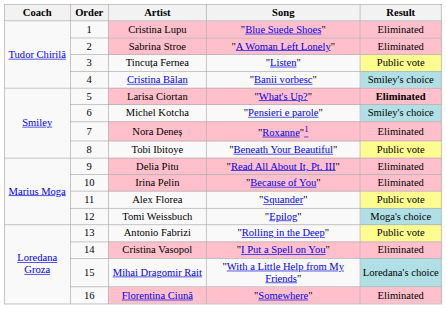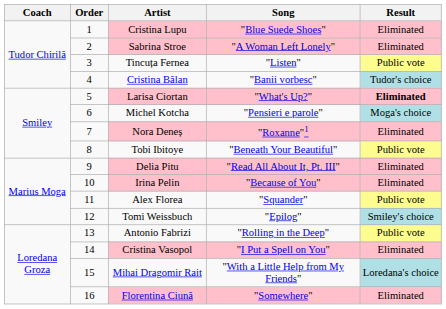(401, 79) Smiley's choice -> (401, 79) Tudor's choice
(401, 113) Smiley's choice -> (401, 113) Moga's choice
(401, 216) Moga's choice -> (401, 216) Smiley's choice
